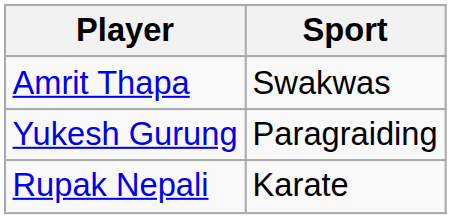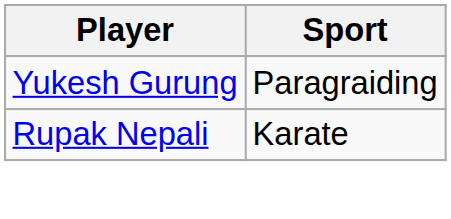- row: (101, 82)
